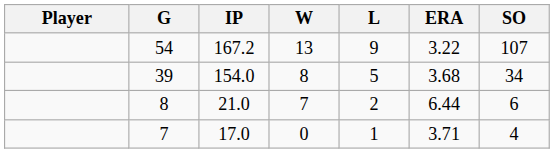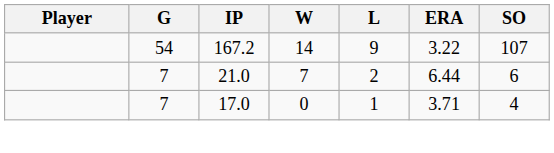(304, 47) 13 -> (304, 47) 14
- row: (234, 76)
(164, 104) 8 -> (164, 76) 7
